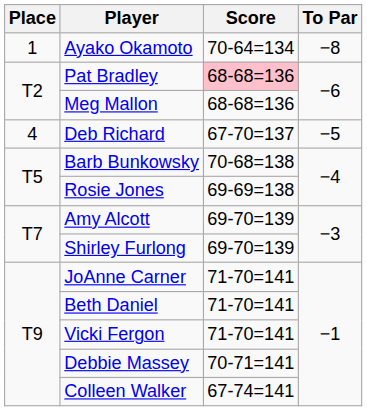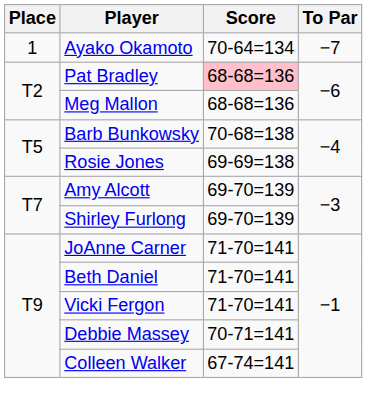(330, 47) −8 -> (330, 47) −7
- row: (115, 133)
